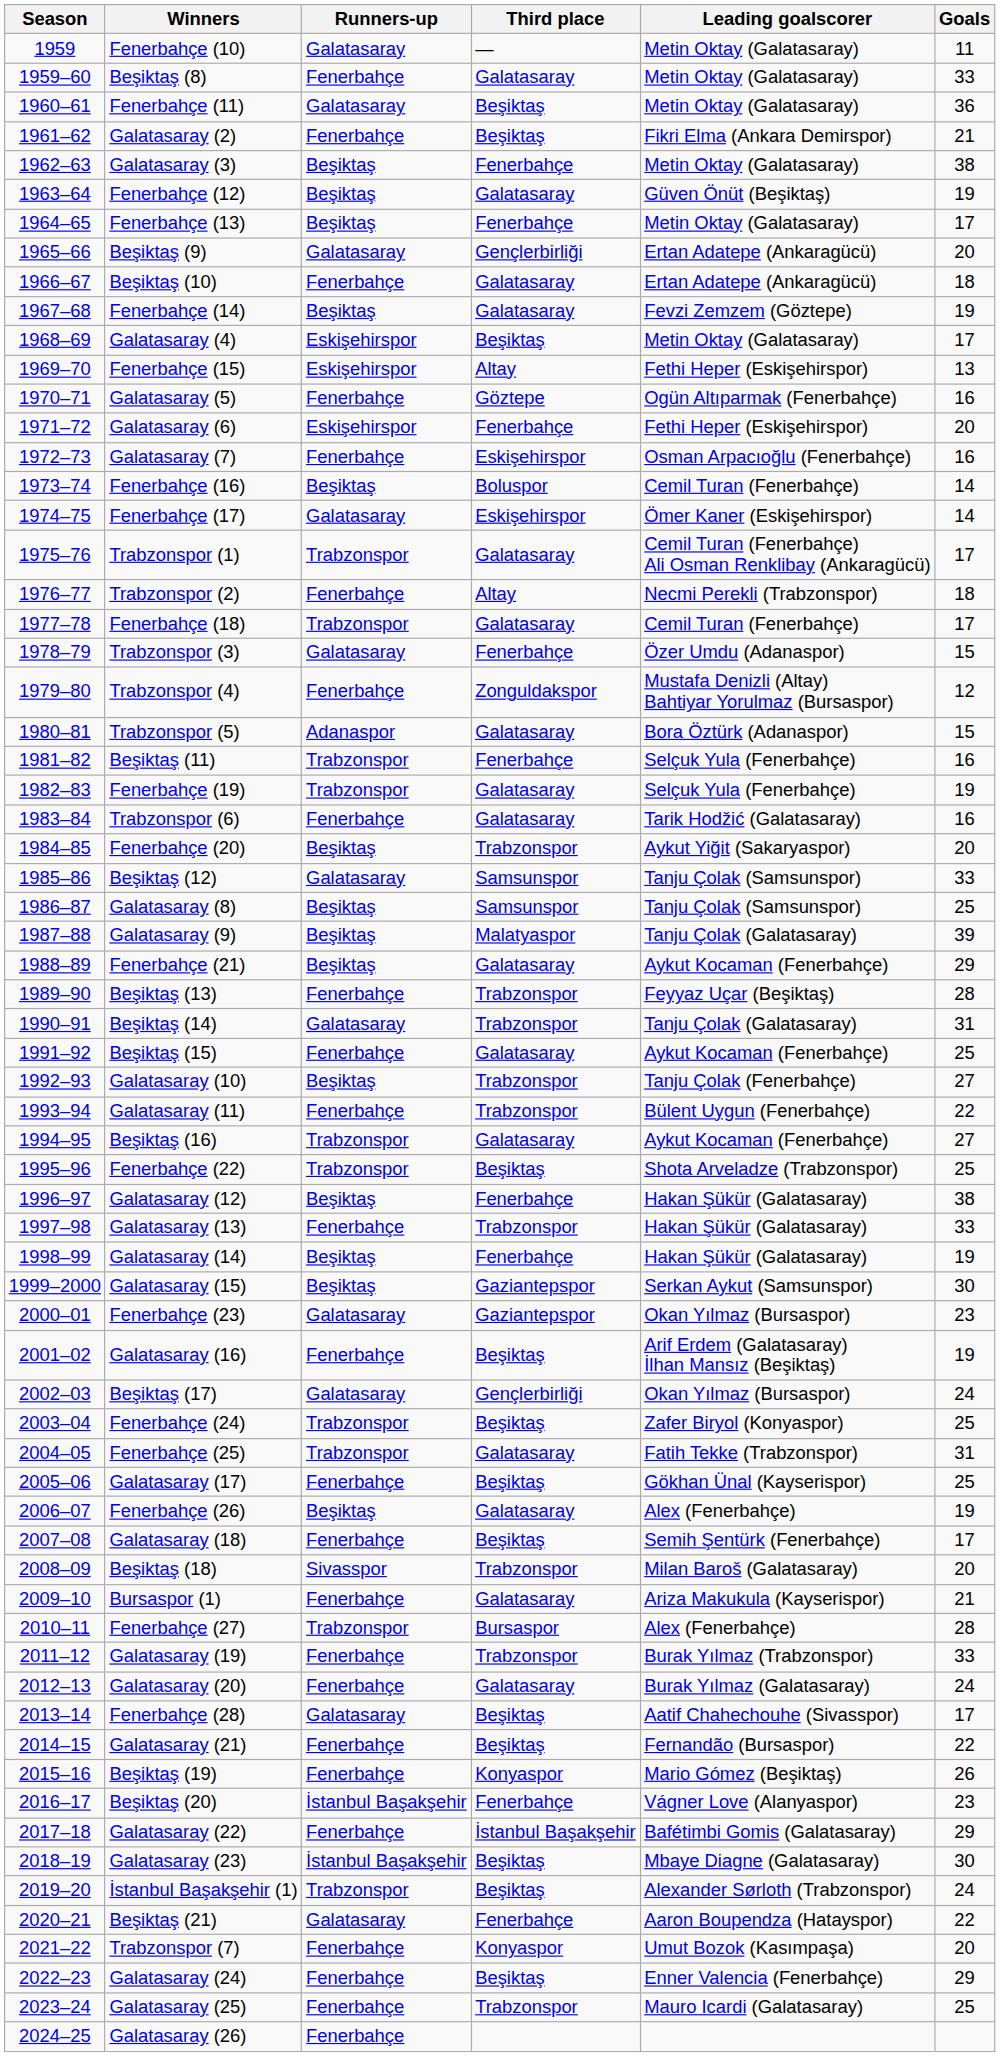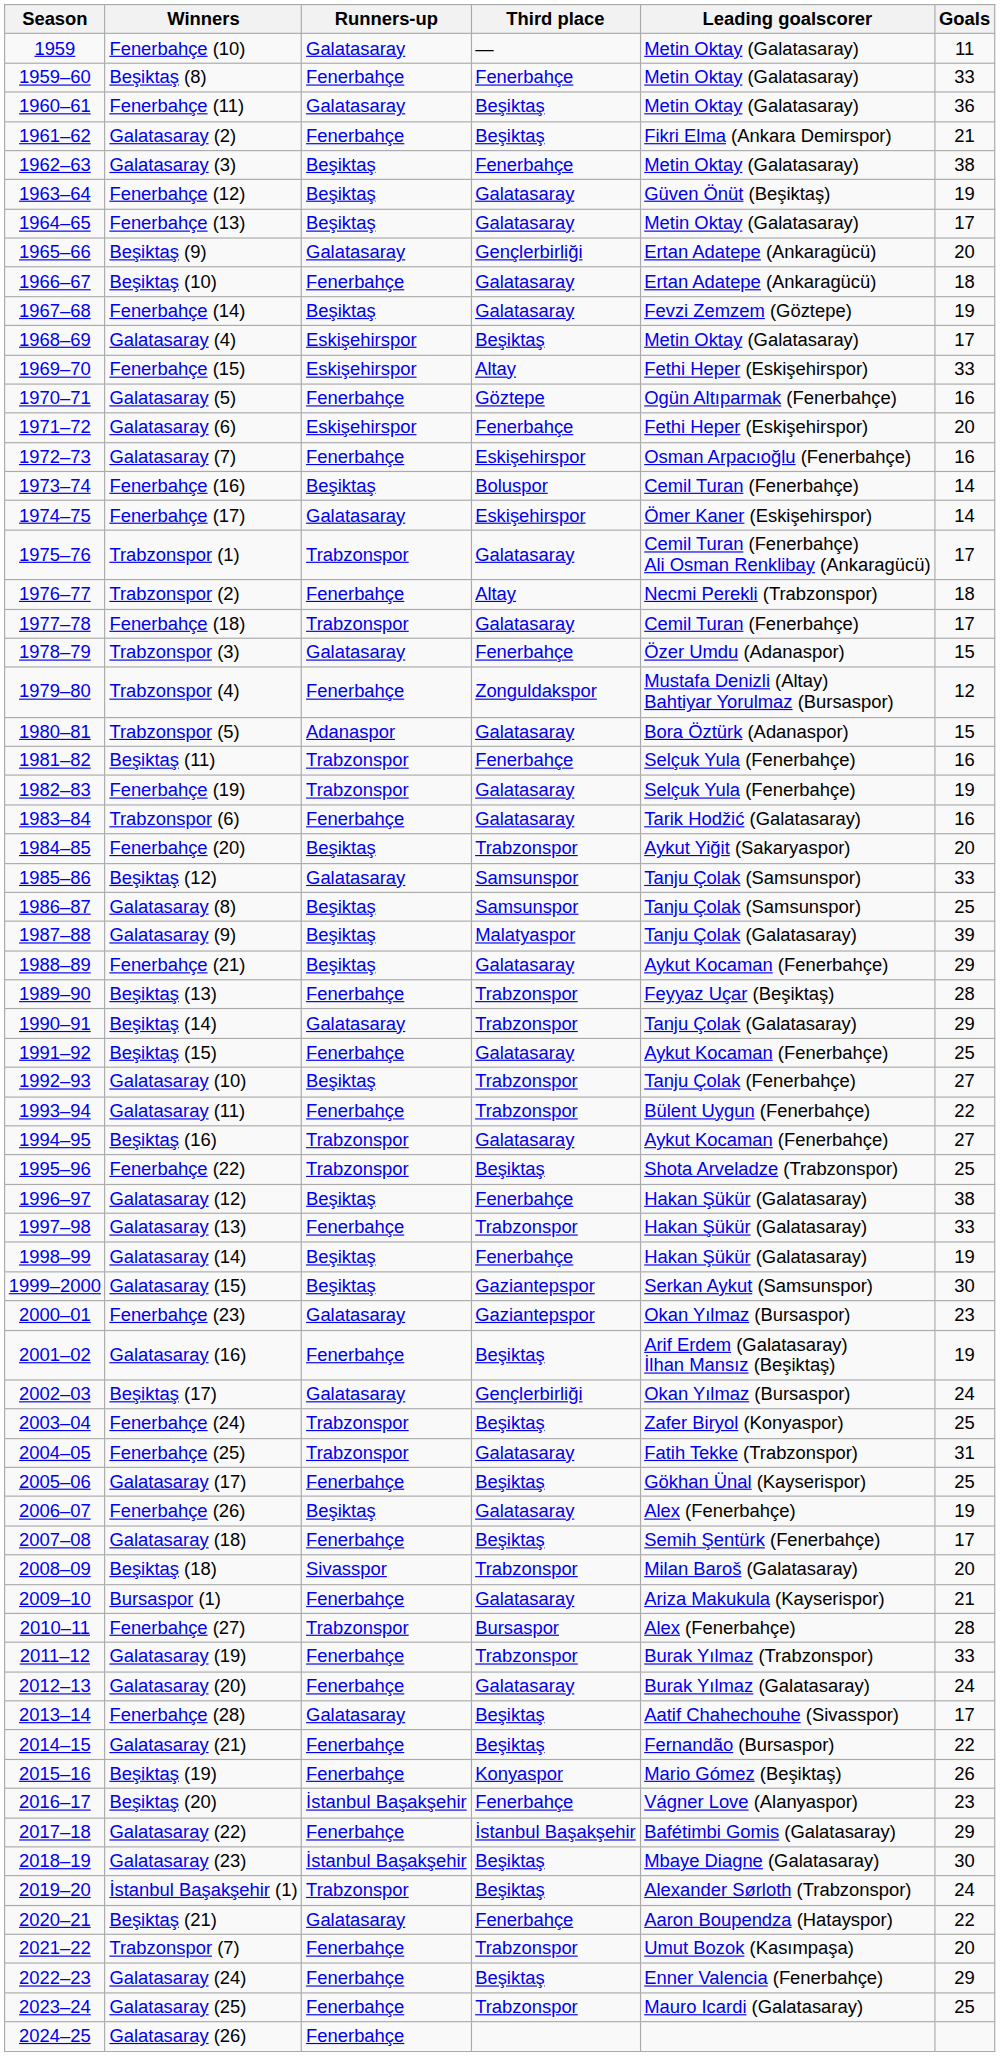(525, 77) Galatasaray -> (524, 77) Fenerbahçe
(524, 223) Fenerbahçe -> (525, 223) Galatasaray
(965, 369) 13 -> (965, 369) 33
(965, 1023) 31 -> (965, 1023) 29
(519, 1948) Konyaspor -> (526, 1948) Trabzonspor
